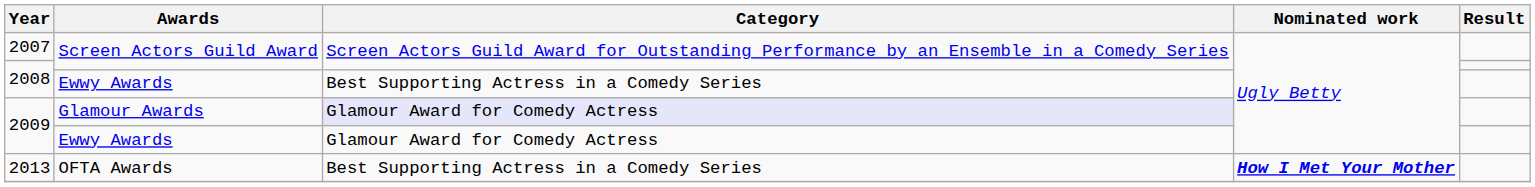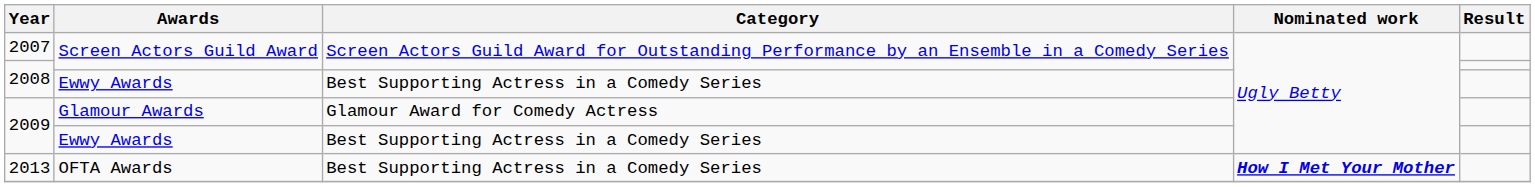(492, 112) lavender background -> (492, 112) no background
(492, 140) Glamour Award for Comedy Actress -> (544, 140) Best Supporting Actress in a Comedy Series
